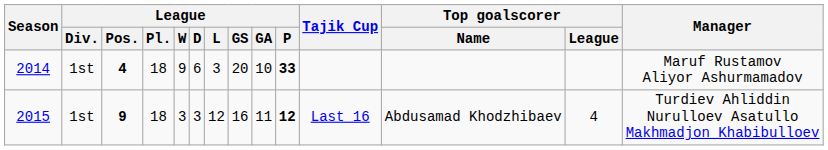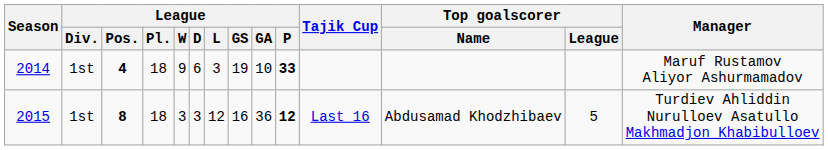(240, 70) 20 -> (240, 70) 19
(122, 117) 9 -> (122, 117) 8
(264, 117) 11 -> (264, 117) 36
(594, 117) 4 -> (594, 117) 5
